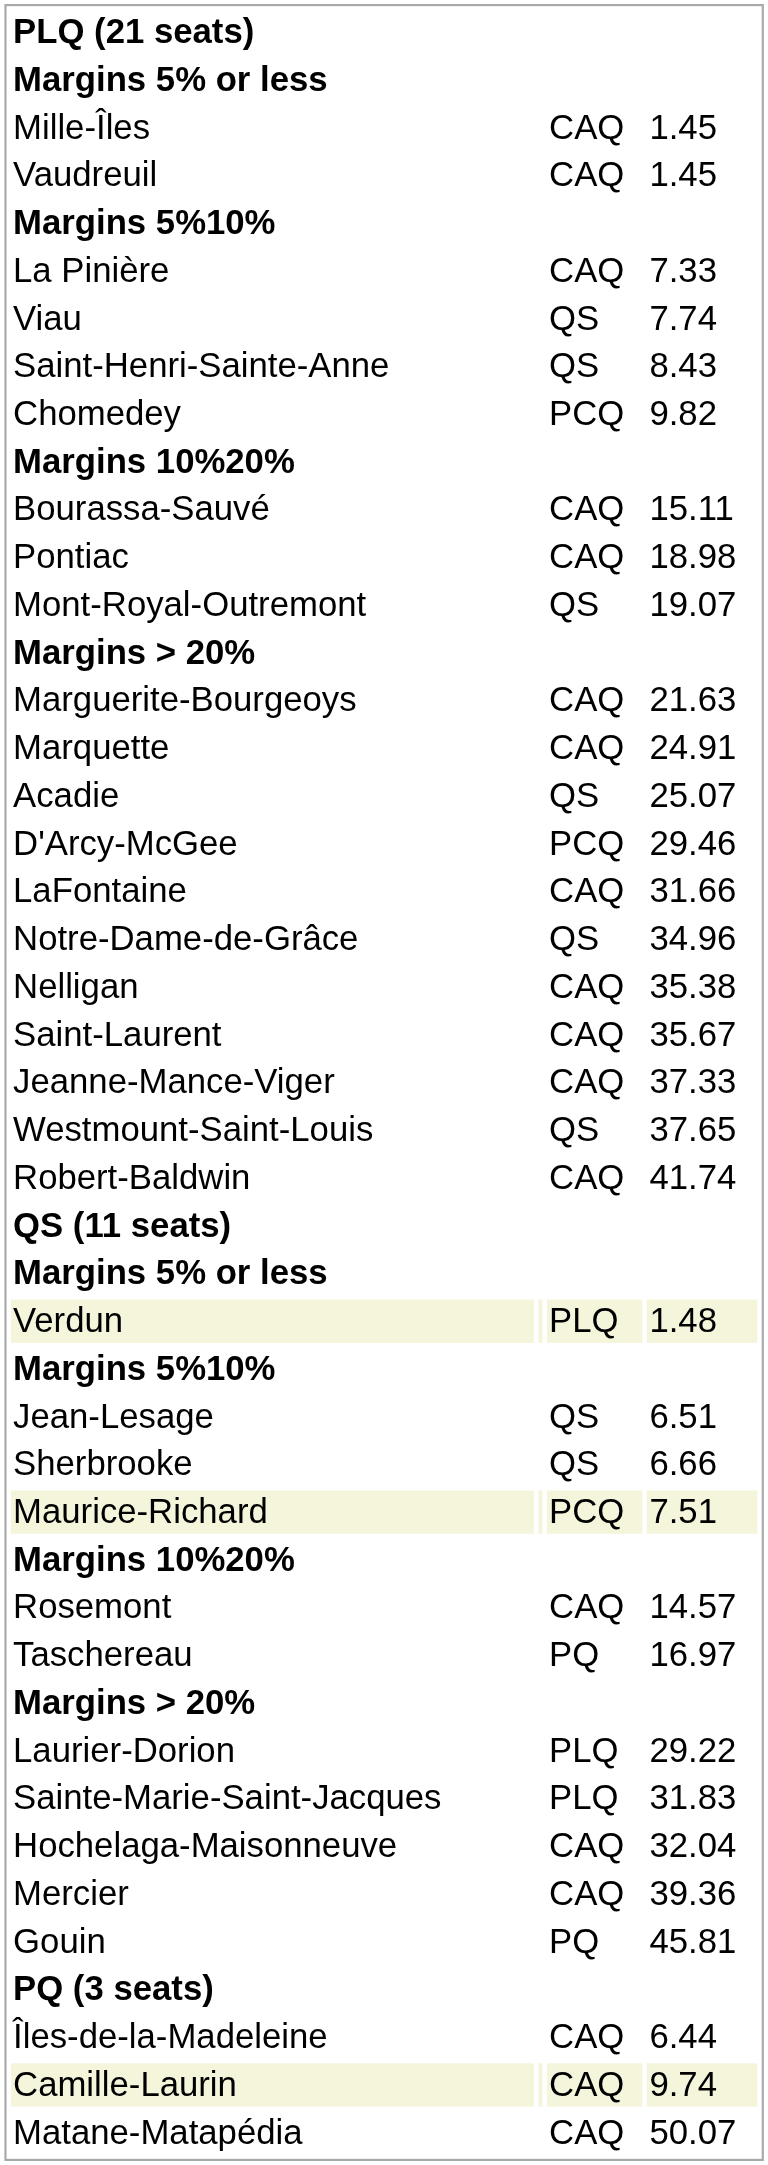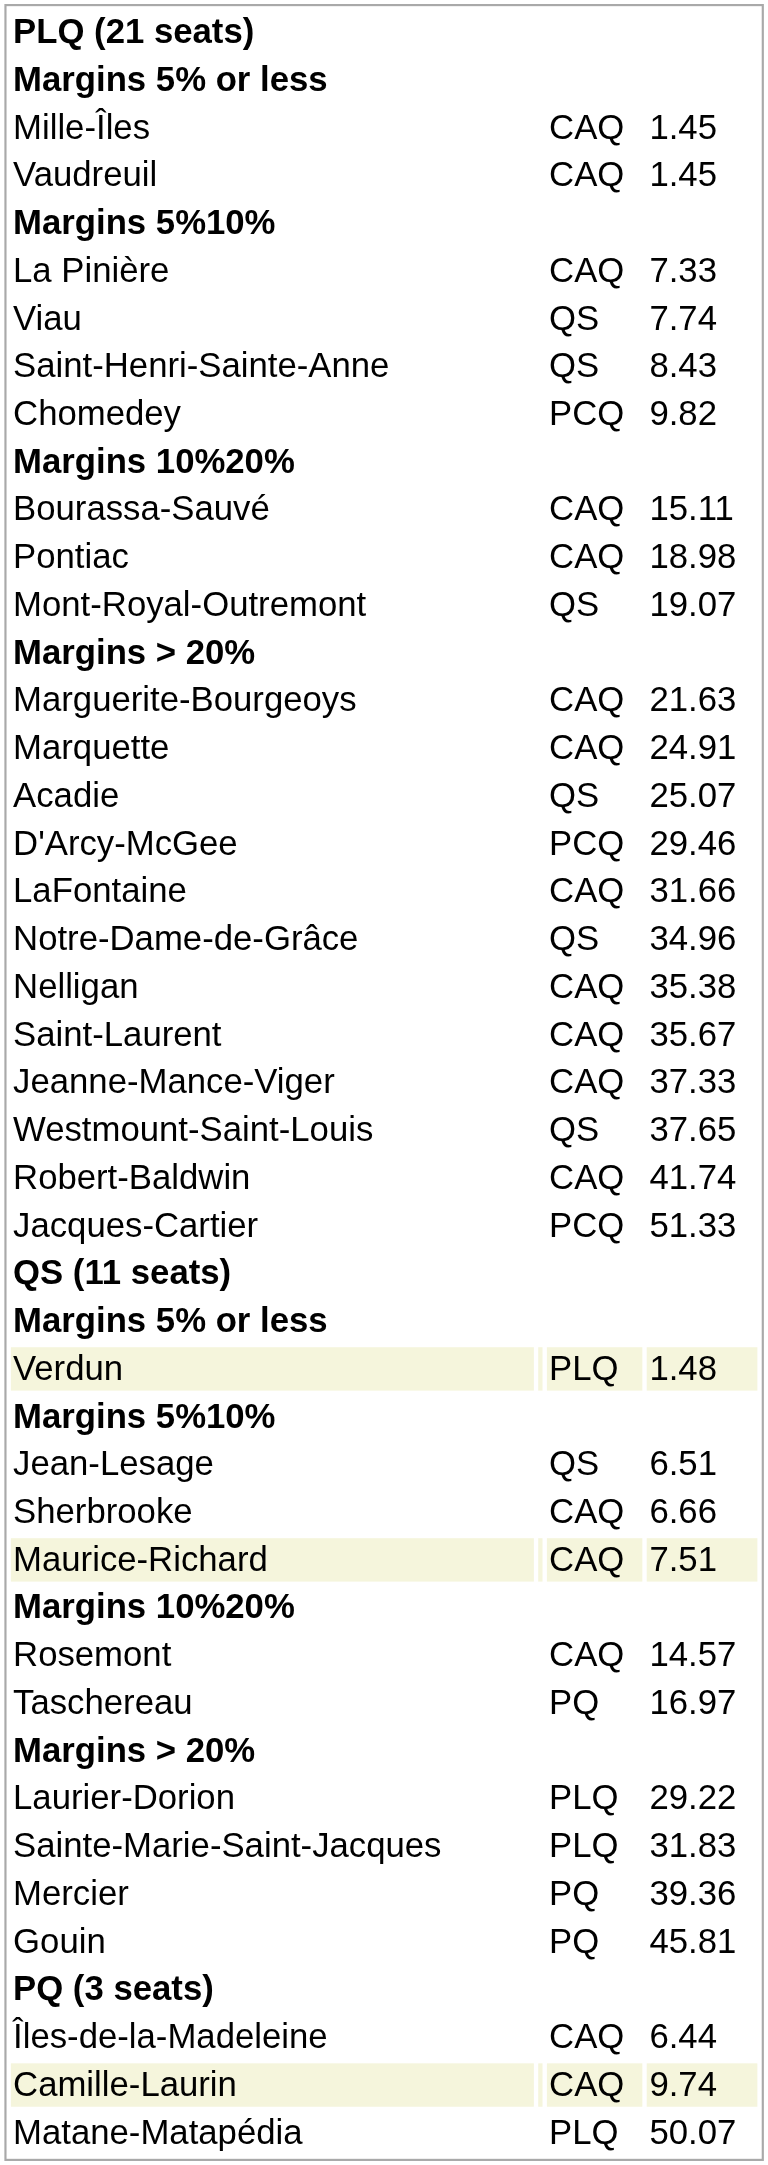+ row: (136, 1225)
(574, 1463) QS -> (587, 1511) CAQ
(587, 1511) PCQ -> (587, 1559) CAQ
- row: (205, 1845)
(587, 1893) CAQ -> (574, 1893) PQ
(587, 2132) CAQ -> (584, 2132) PLQ
